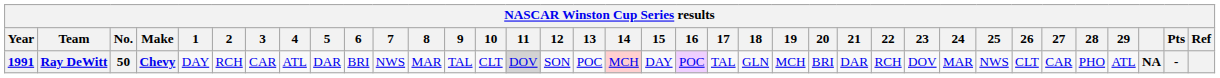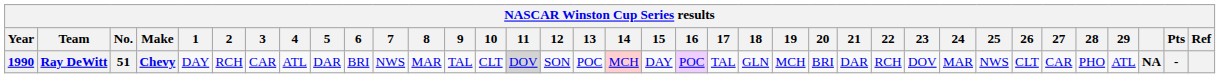(21, 61) 1991 -> (21, 61) 1990
(123, 61) 50 -> (123, 61) 51
